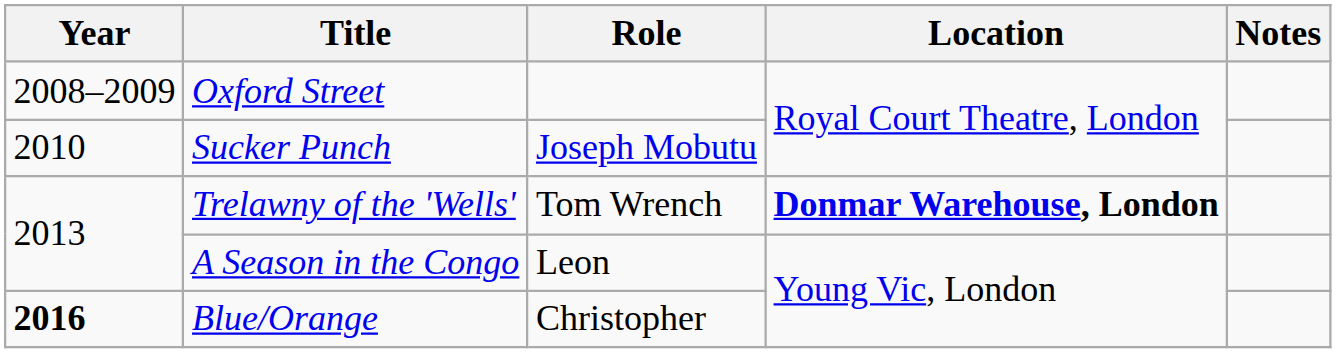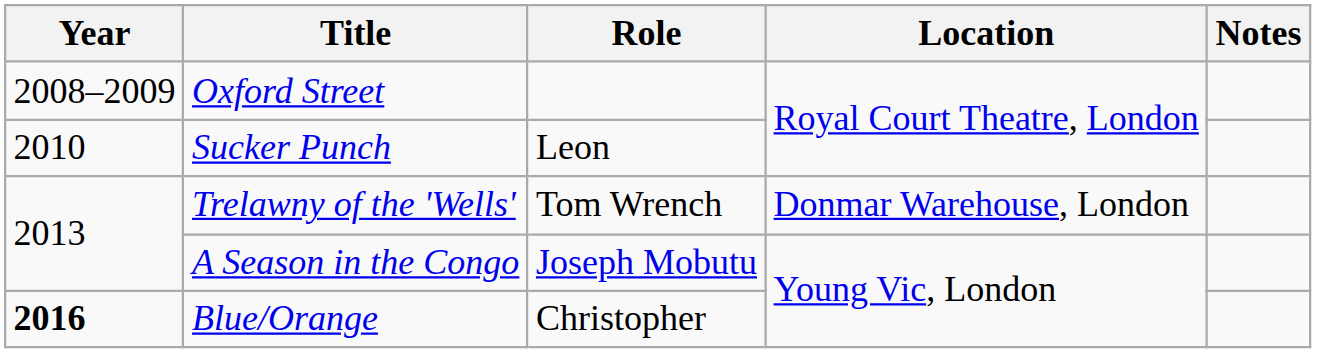(646, 147) Joseph Mobutu -> (573, 147) Leon
(996, 204) bold -> (981, 204) normal
(573, 261) Leon -> (646, 261) Joseph Mobutu
